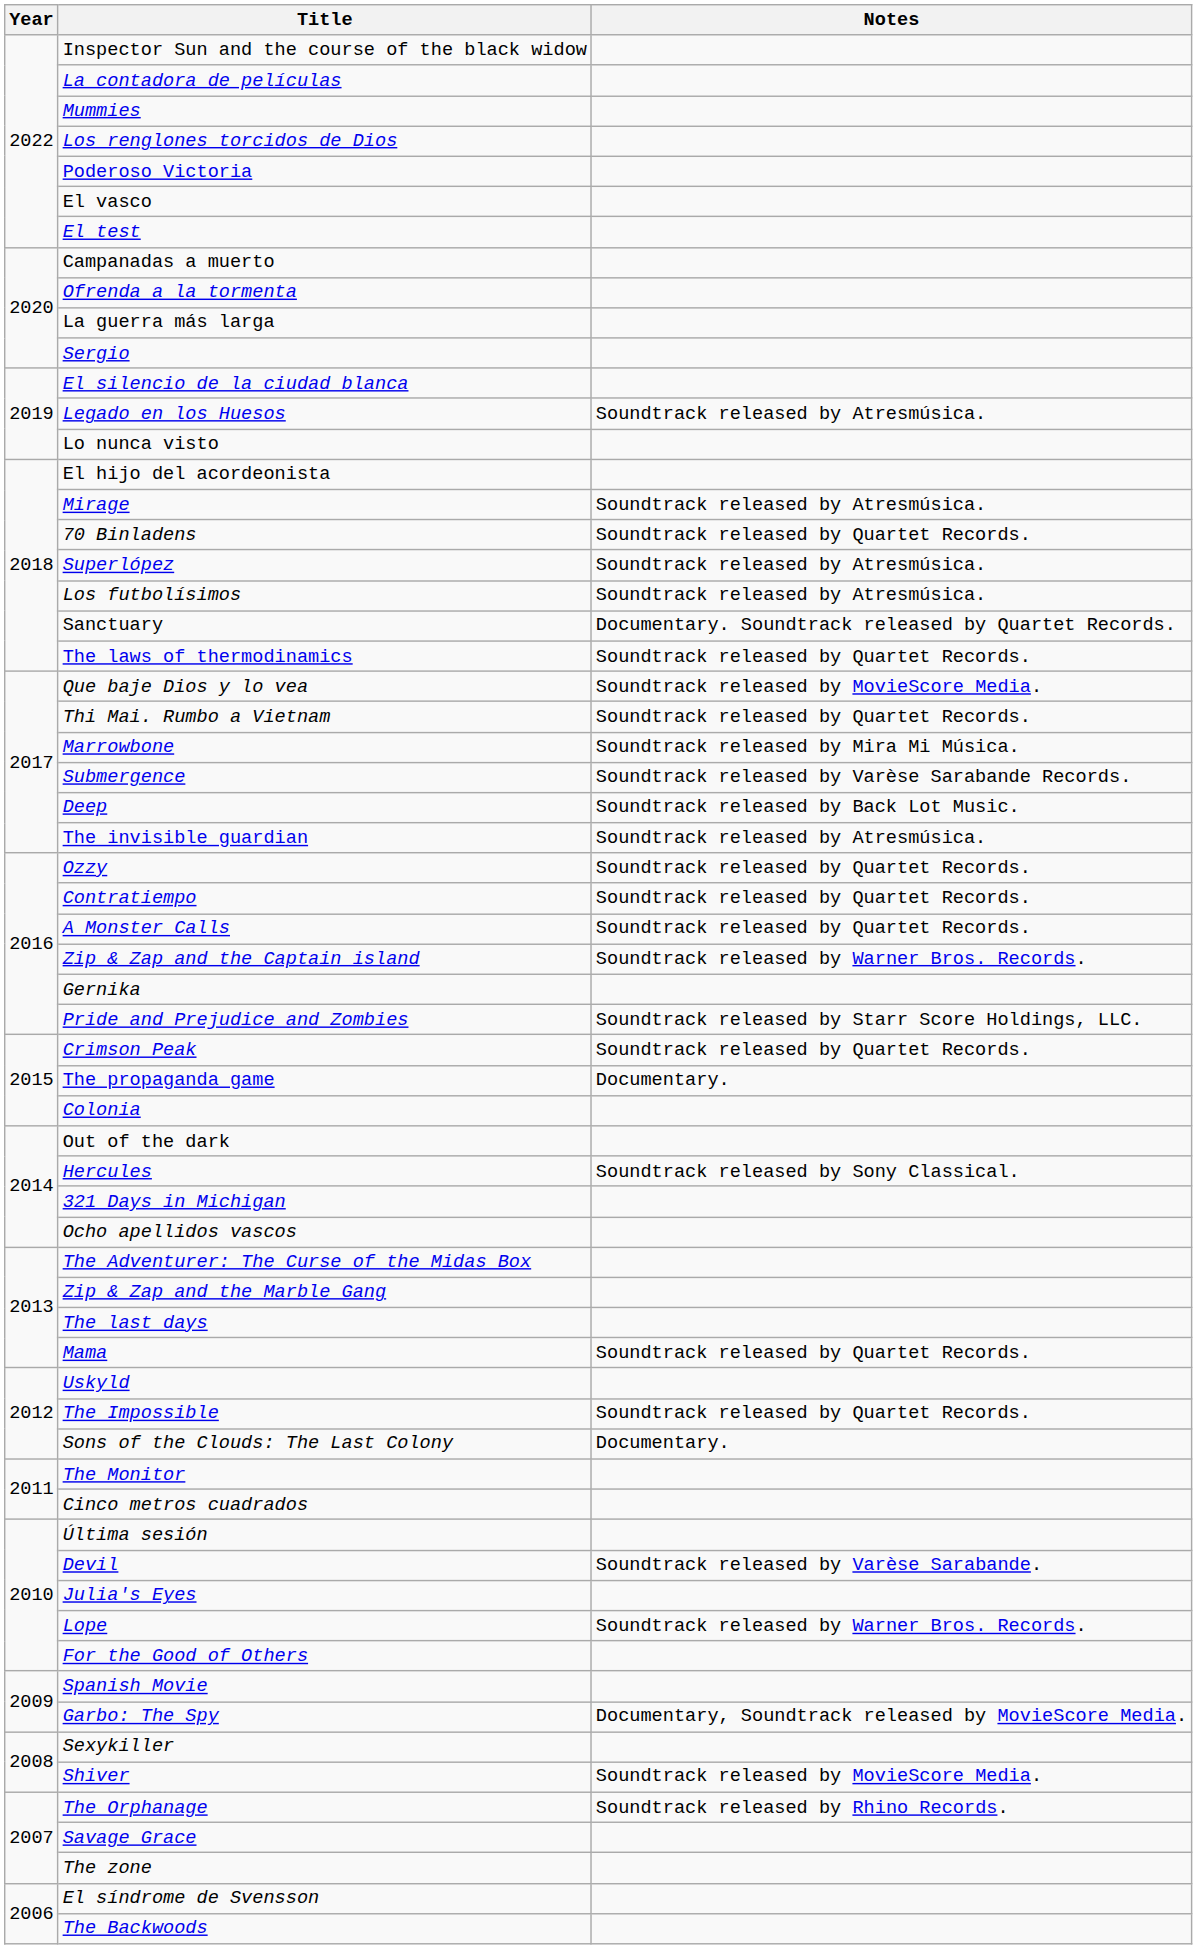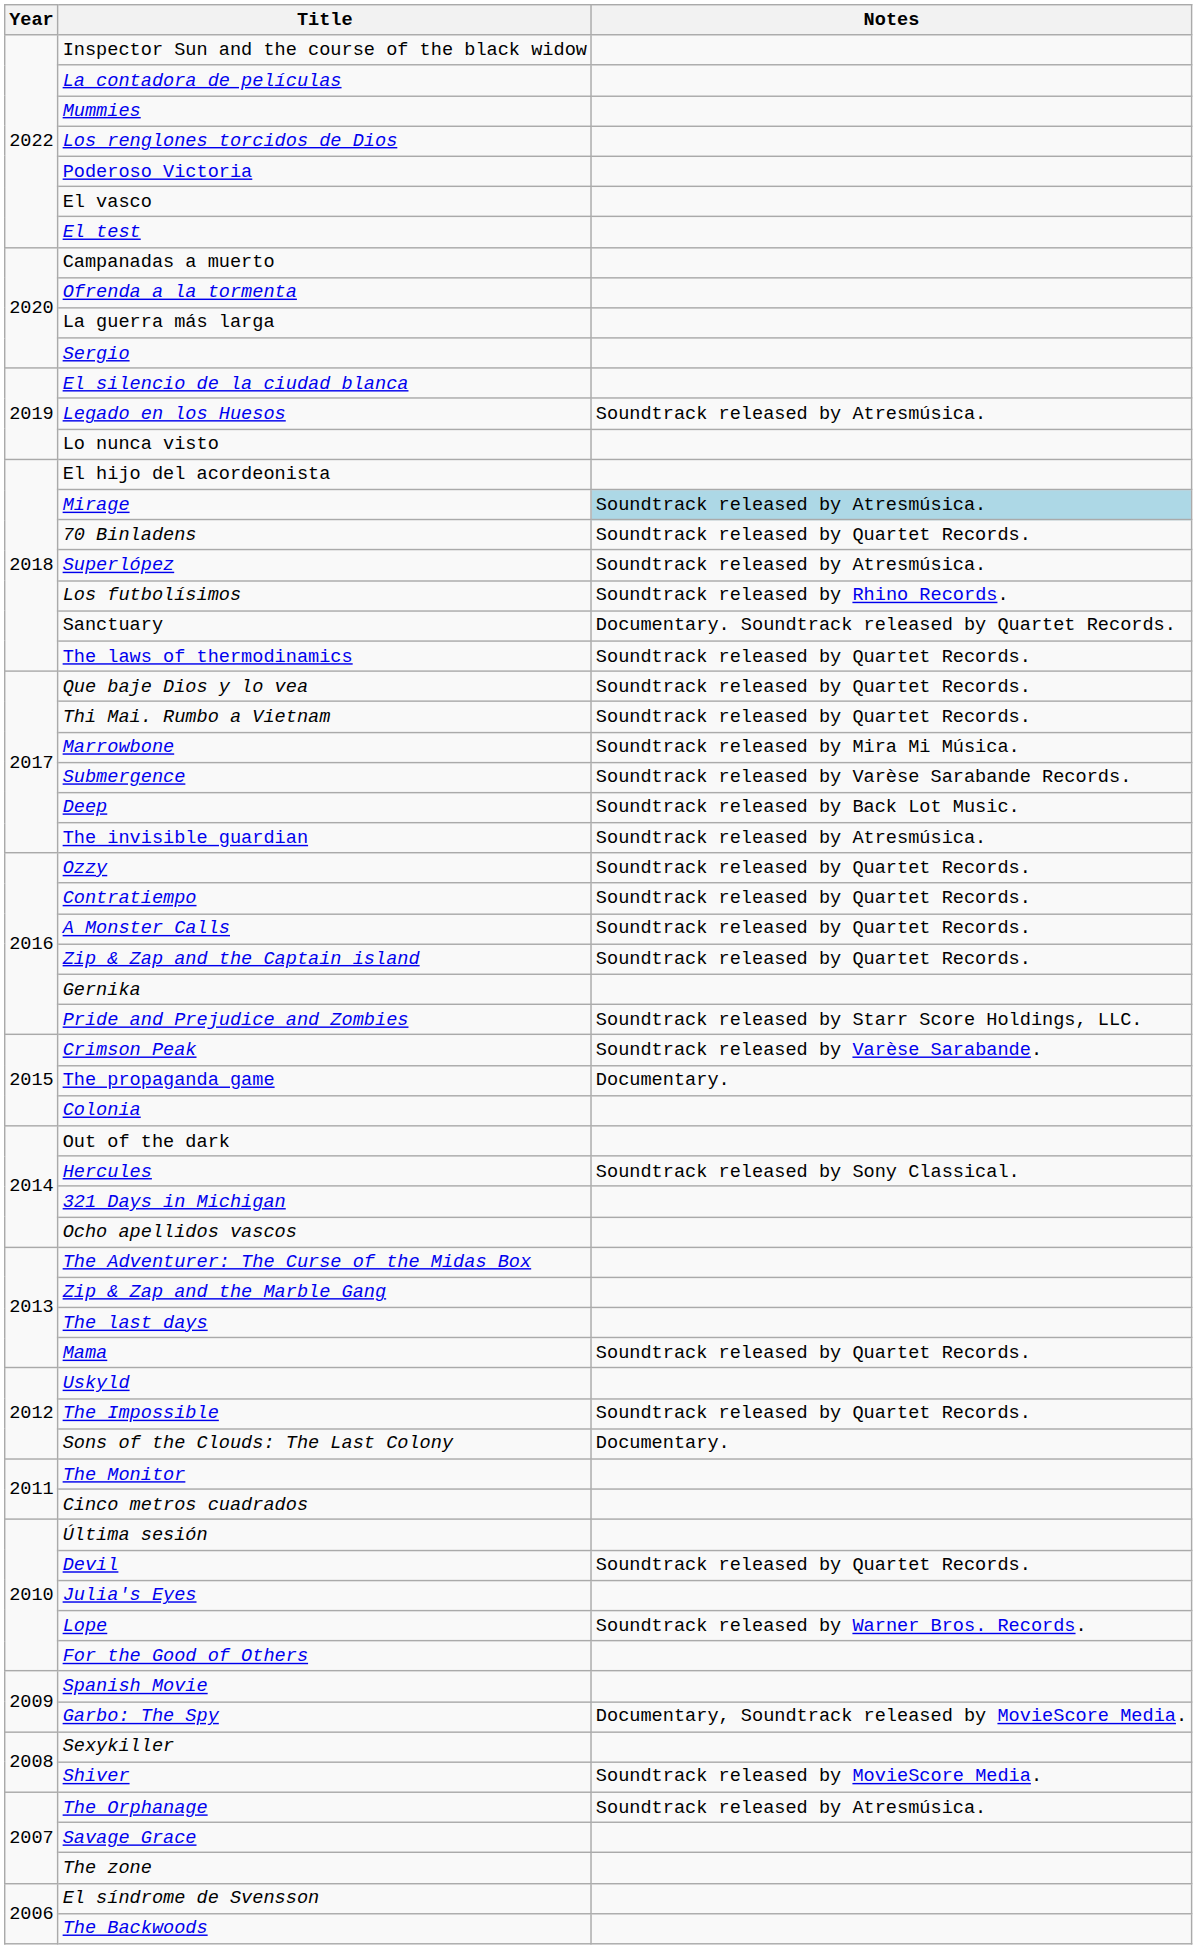(791, 505) no background -> (791, 505) lightblue background
(791, 596) Soundtrack released by Atresmúsica. -> (802, 596) Soundtrack released by Rhino Records.
(819, 686) Soundtrack released by MovieScore Media. -> (813, 686) Soundtrack released by Quartet Records.
(841, 959) Soundtrack released by Warner Bros. Records. -> (813, 959) Soundtrack released by Quartet Records.
(813, 1050) Soundtrack released by Quartet Records. -> (819, 1050) Soundtrack released by Varèse Sarabande.
(819, 1565) Soundtrack released by Varèse Sarabande. -> (813, 1565) Soundtrack released by Quartet Records.
(802, 1807) Soundtrack released by Rhino Records. -> (791, 1807) Soundtrack released by Atresmúsica.
